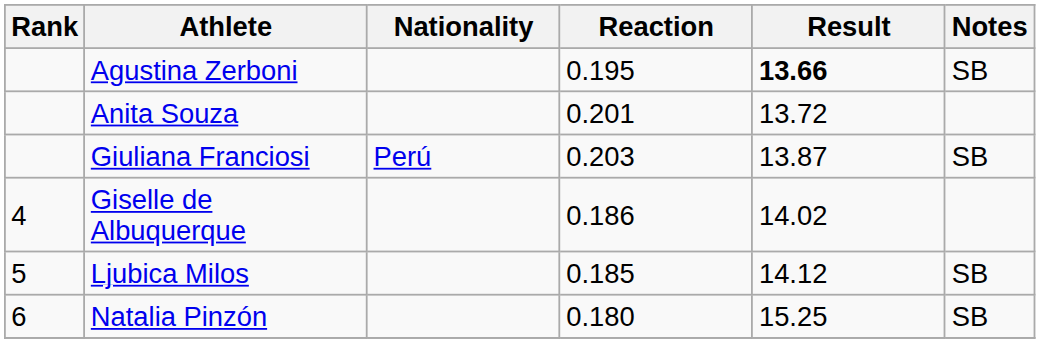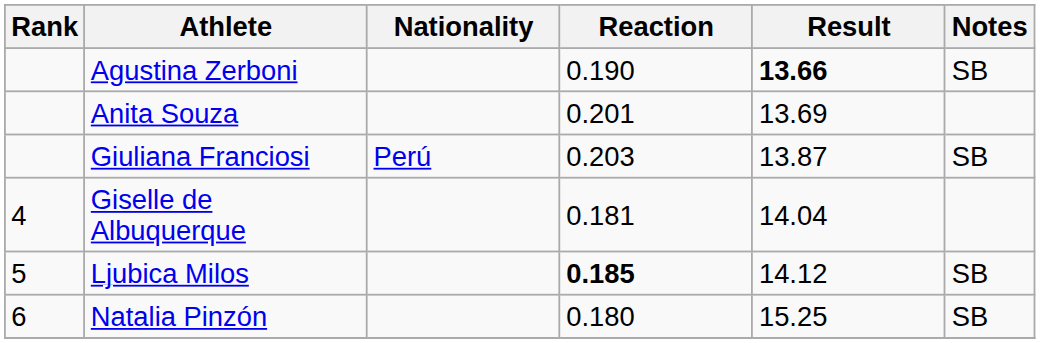(600, 70) 0.195 -> (600, 70) 0.190
(793, 113) 13.72 -> (793, 113) 13.69
(600, 215) 0.186 -> (600, 215) 0.181
(793, 215) 14.02 -> (793, 215) 14.04
(600, 274) normal -> (600, 274) bold
